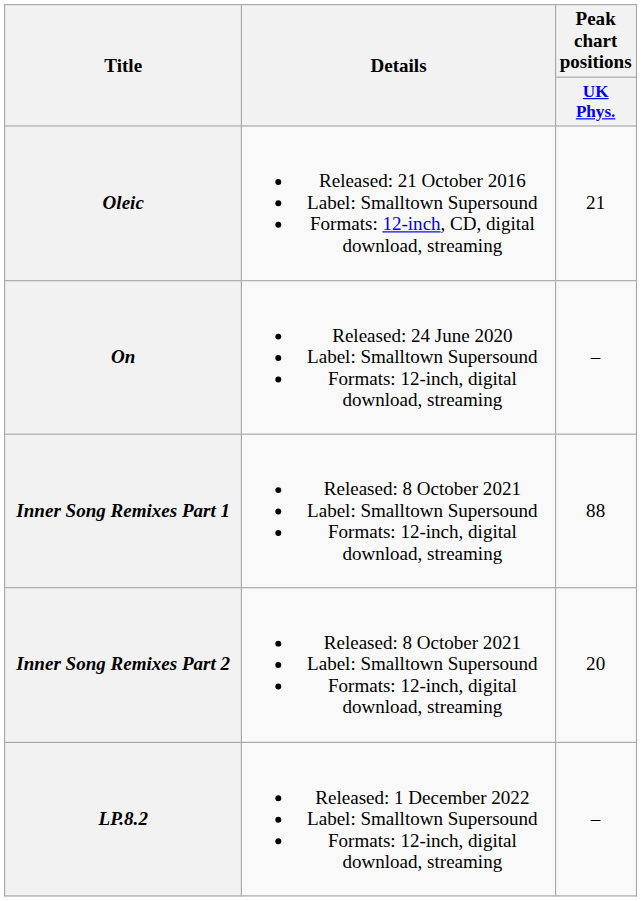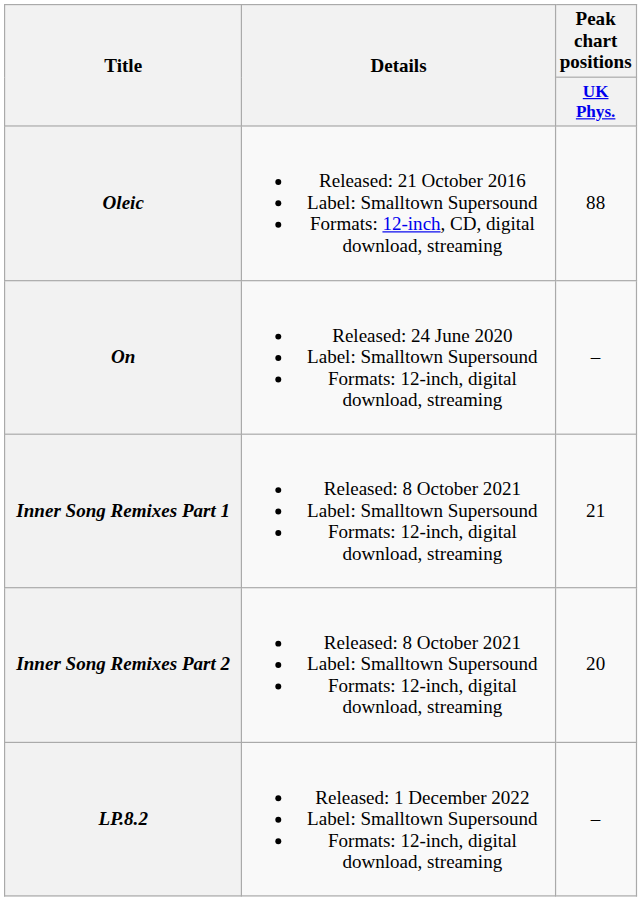(596, 203) 21 -> (596, 203) 88
(596, 510) 88 -> (596, 510) 21
